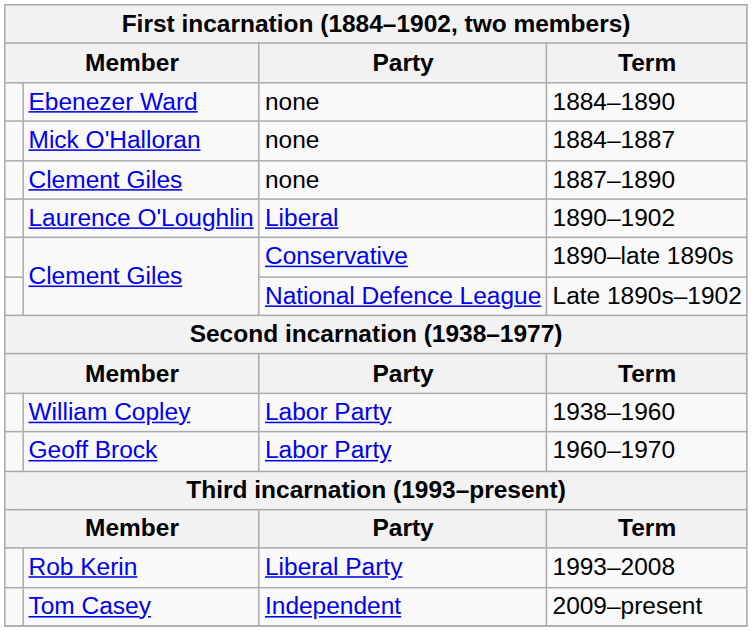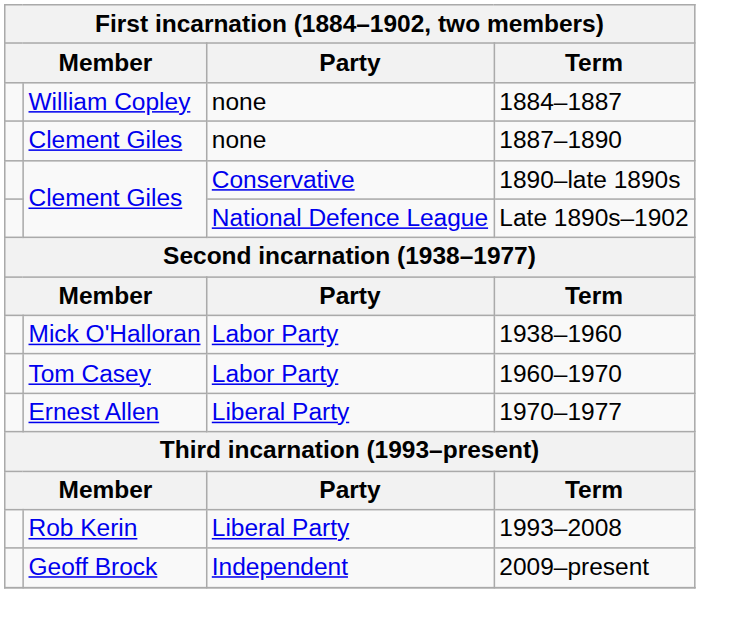- row: (614, 101)
(115, 140) Mick O'Halloran -> (109, 101) William Copley
- row: (614, 218)
(109, 412) William Copley -> (115, 334) Mick O'Halloran
(93, 450) Geoff Brock -> (90, 373) Tom Casey
+ row: (561, 412)
(90, 606) Tom Casey -> (93, 567) Geoff Brock
